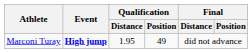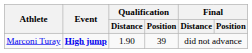(127, 41) 1.95 -> (127, 41) 1.90
(162, 41) 49 -> (162, 41) 39
